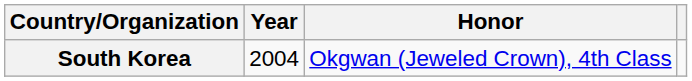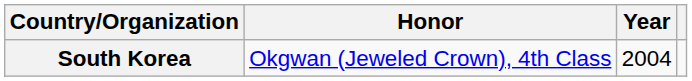columns swapped: (274, 22) <-> (490, 22)
